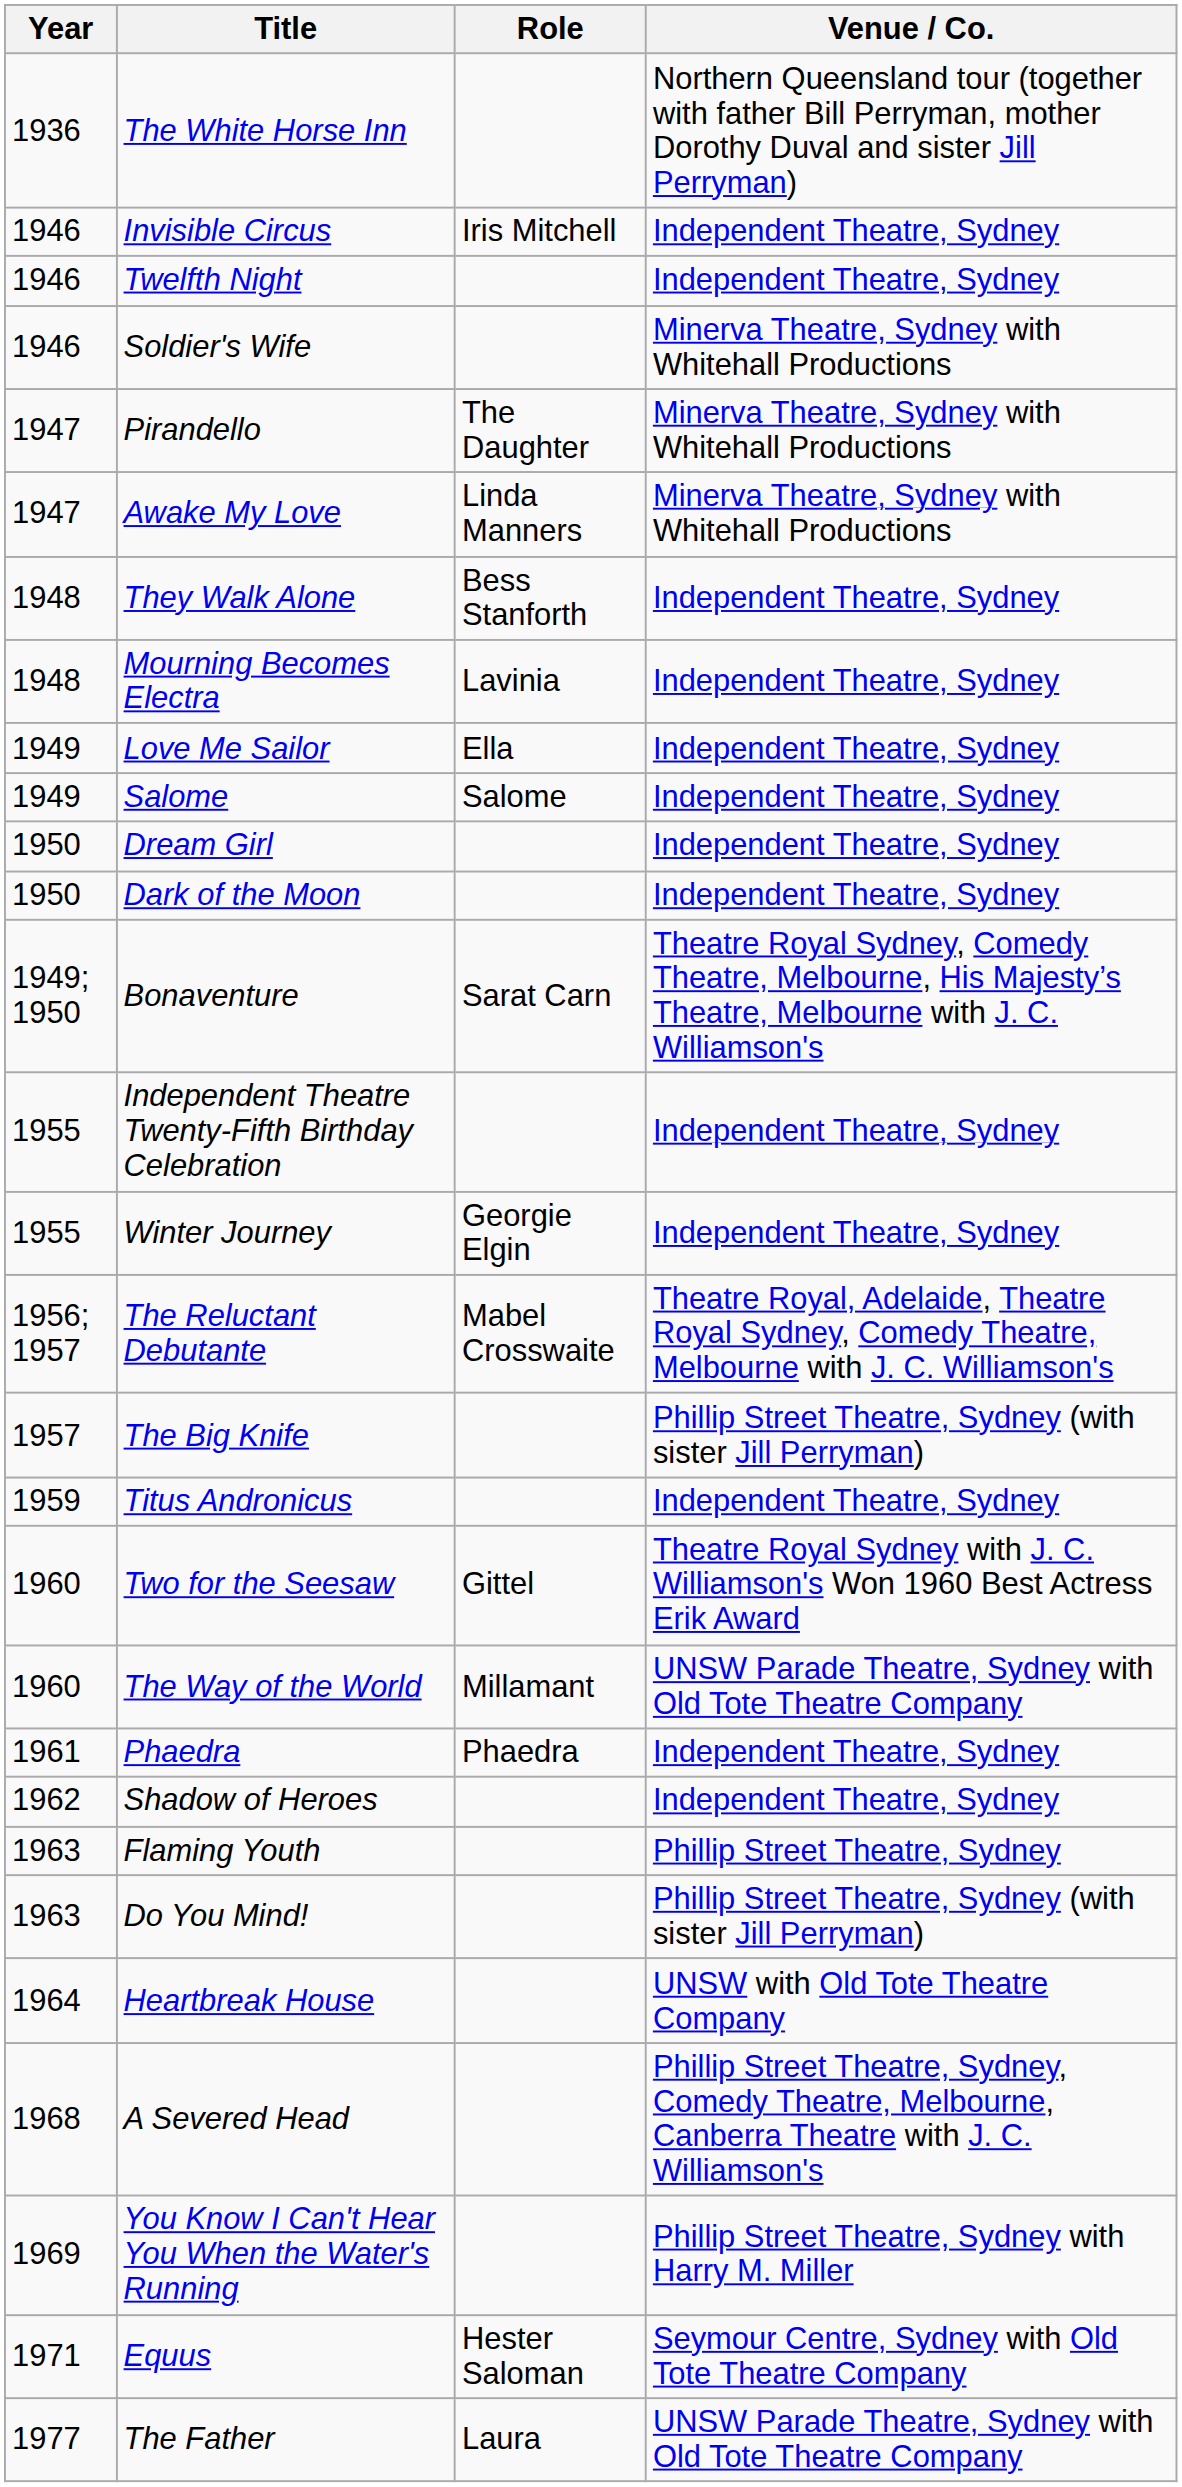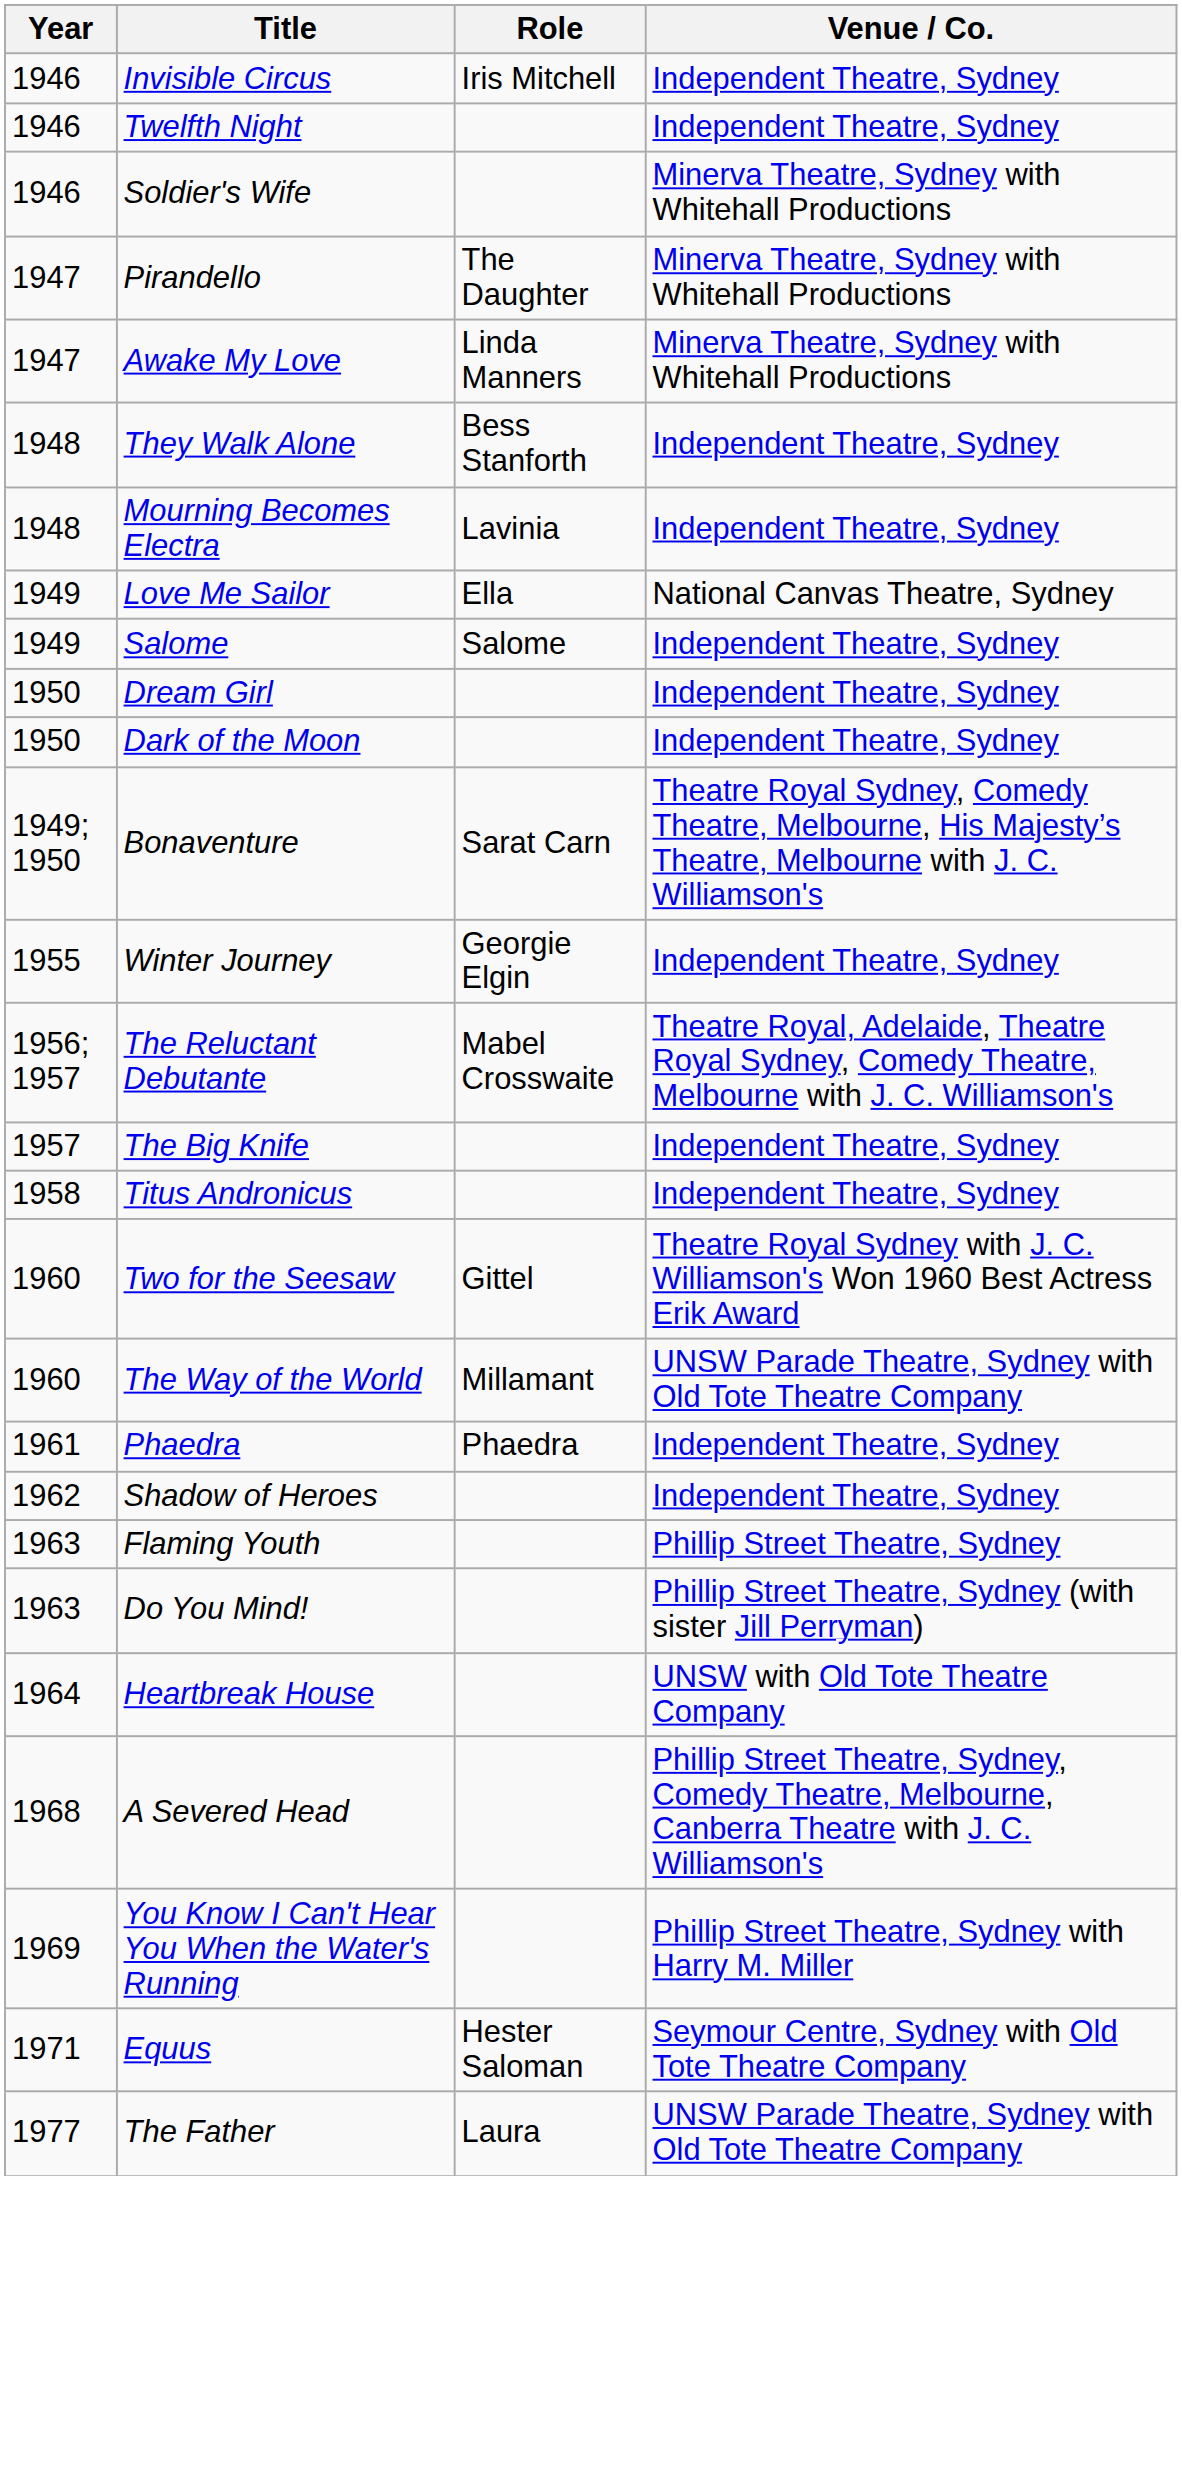- row: (265, 130)
(856, 747) Independent Theatre, Sydney -> (883, 594) National Canvas Theatre, Sydney
- row: (268, 1131)
(894, 1434) Phillip Street Theatre, Sydney (with sister Jill Perryman) -> (856, 1145) Independent Theatre, Sydney
(46, 1501) 1959 -> (46, 1194) 1958
